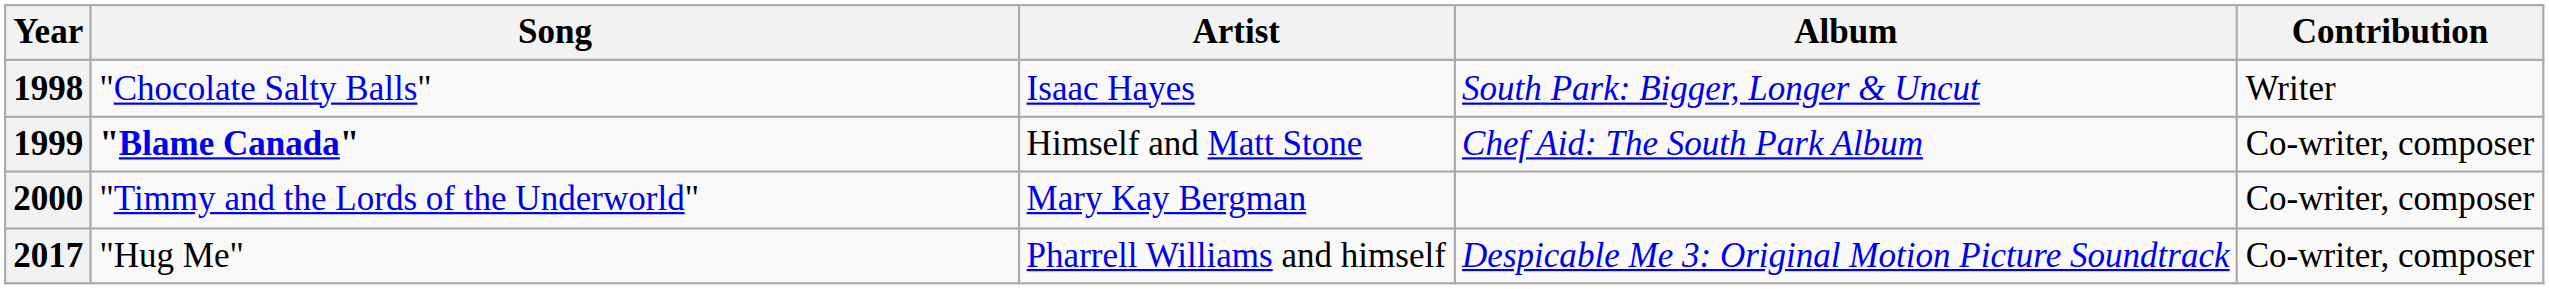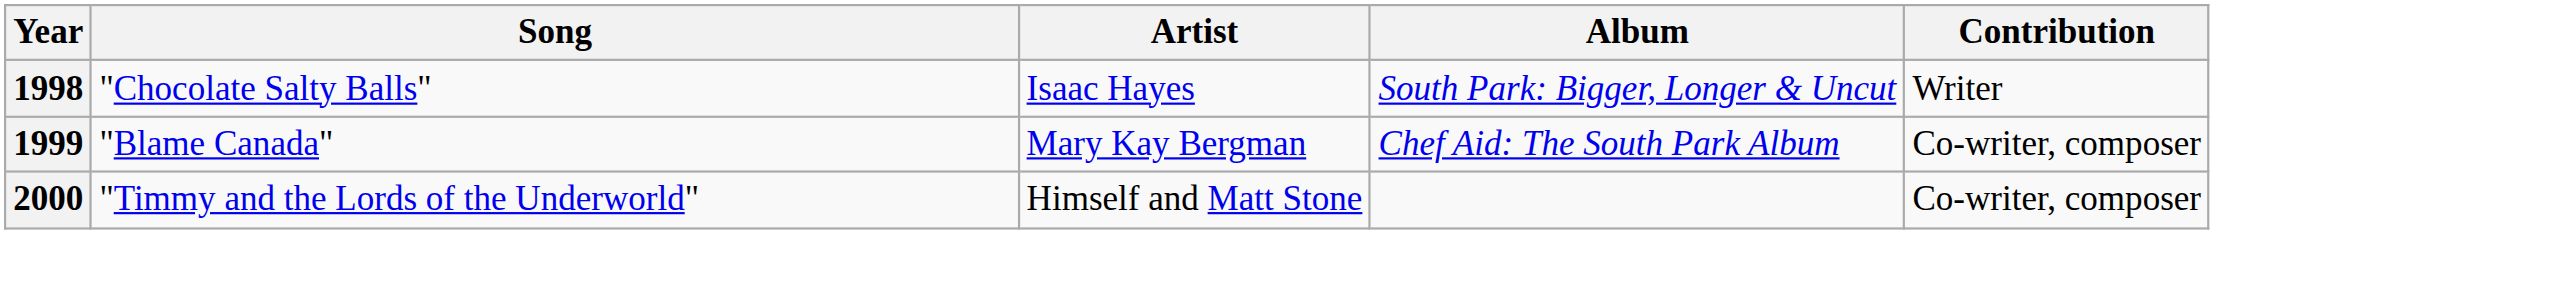(229, 143) bold -> (216, 143) normal
(1194, 143) Himself and Matt Stone -> (1166, 143) Mary Kay Bergman
(1166, 198) Mary Kay Bergman -> (1194, 198) Himself and Matt Stone
- row: (48, 254)
